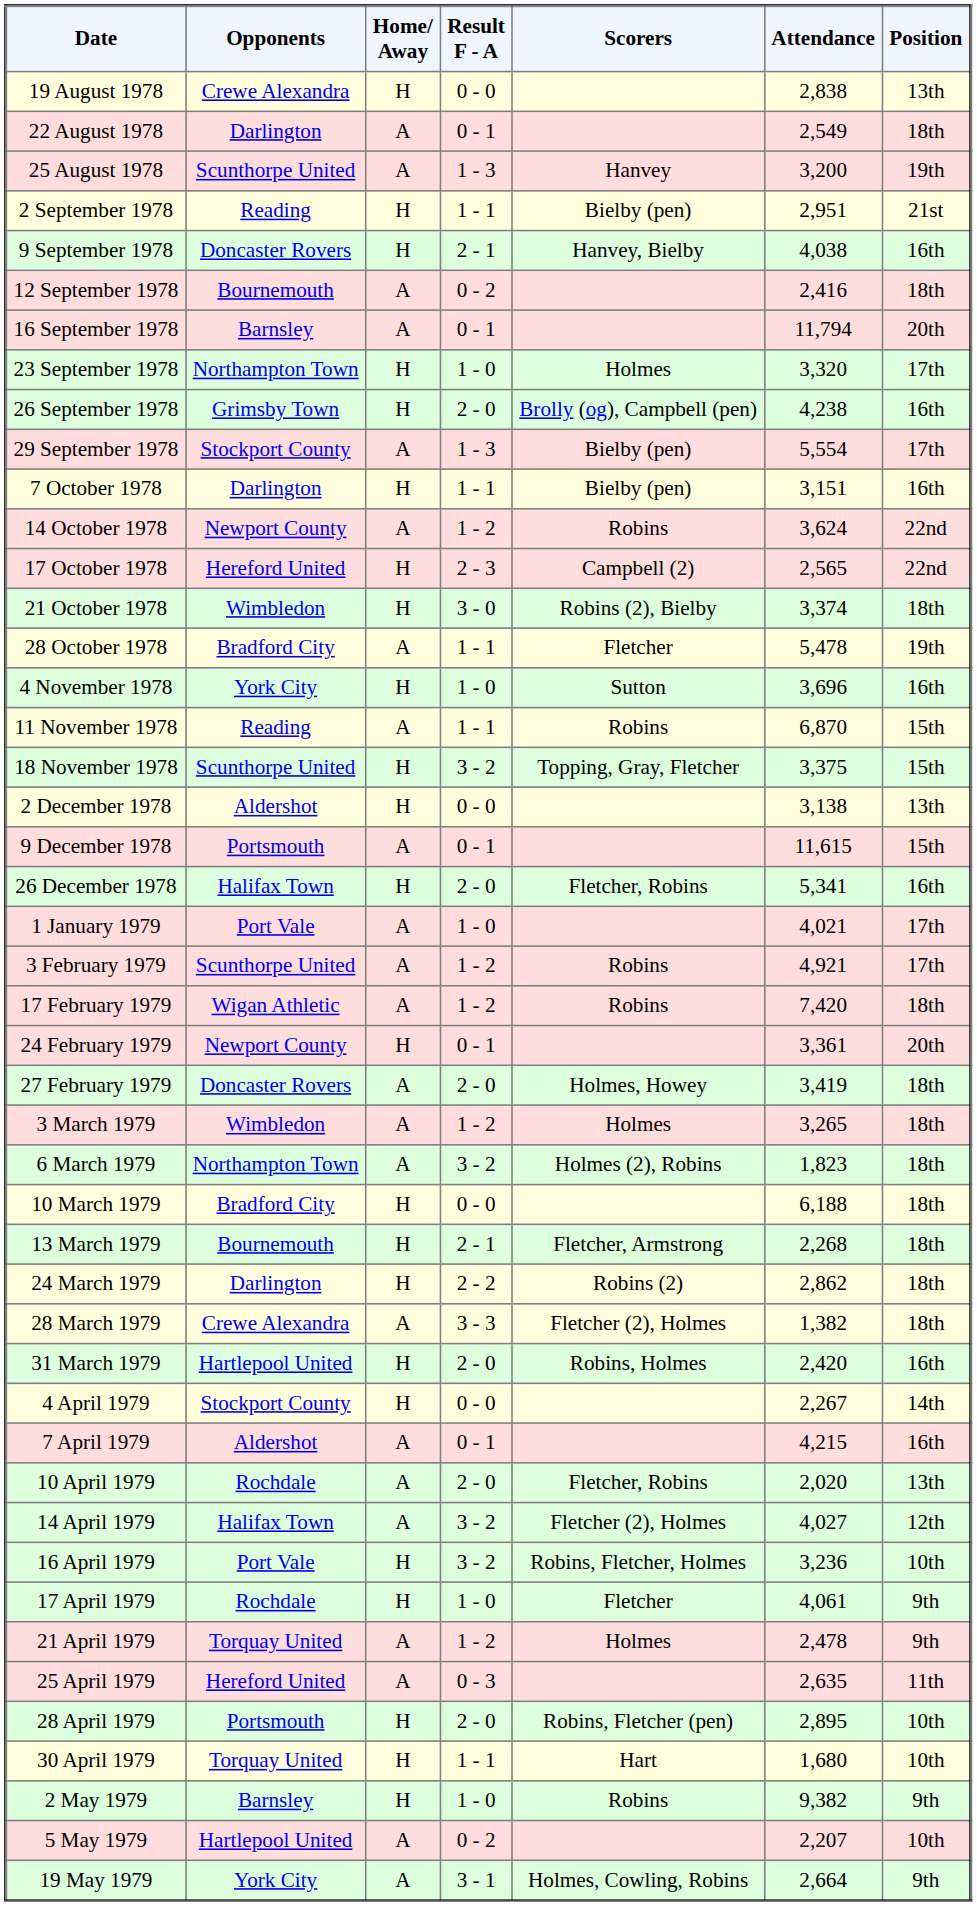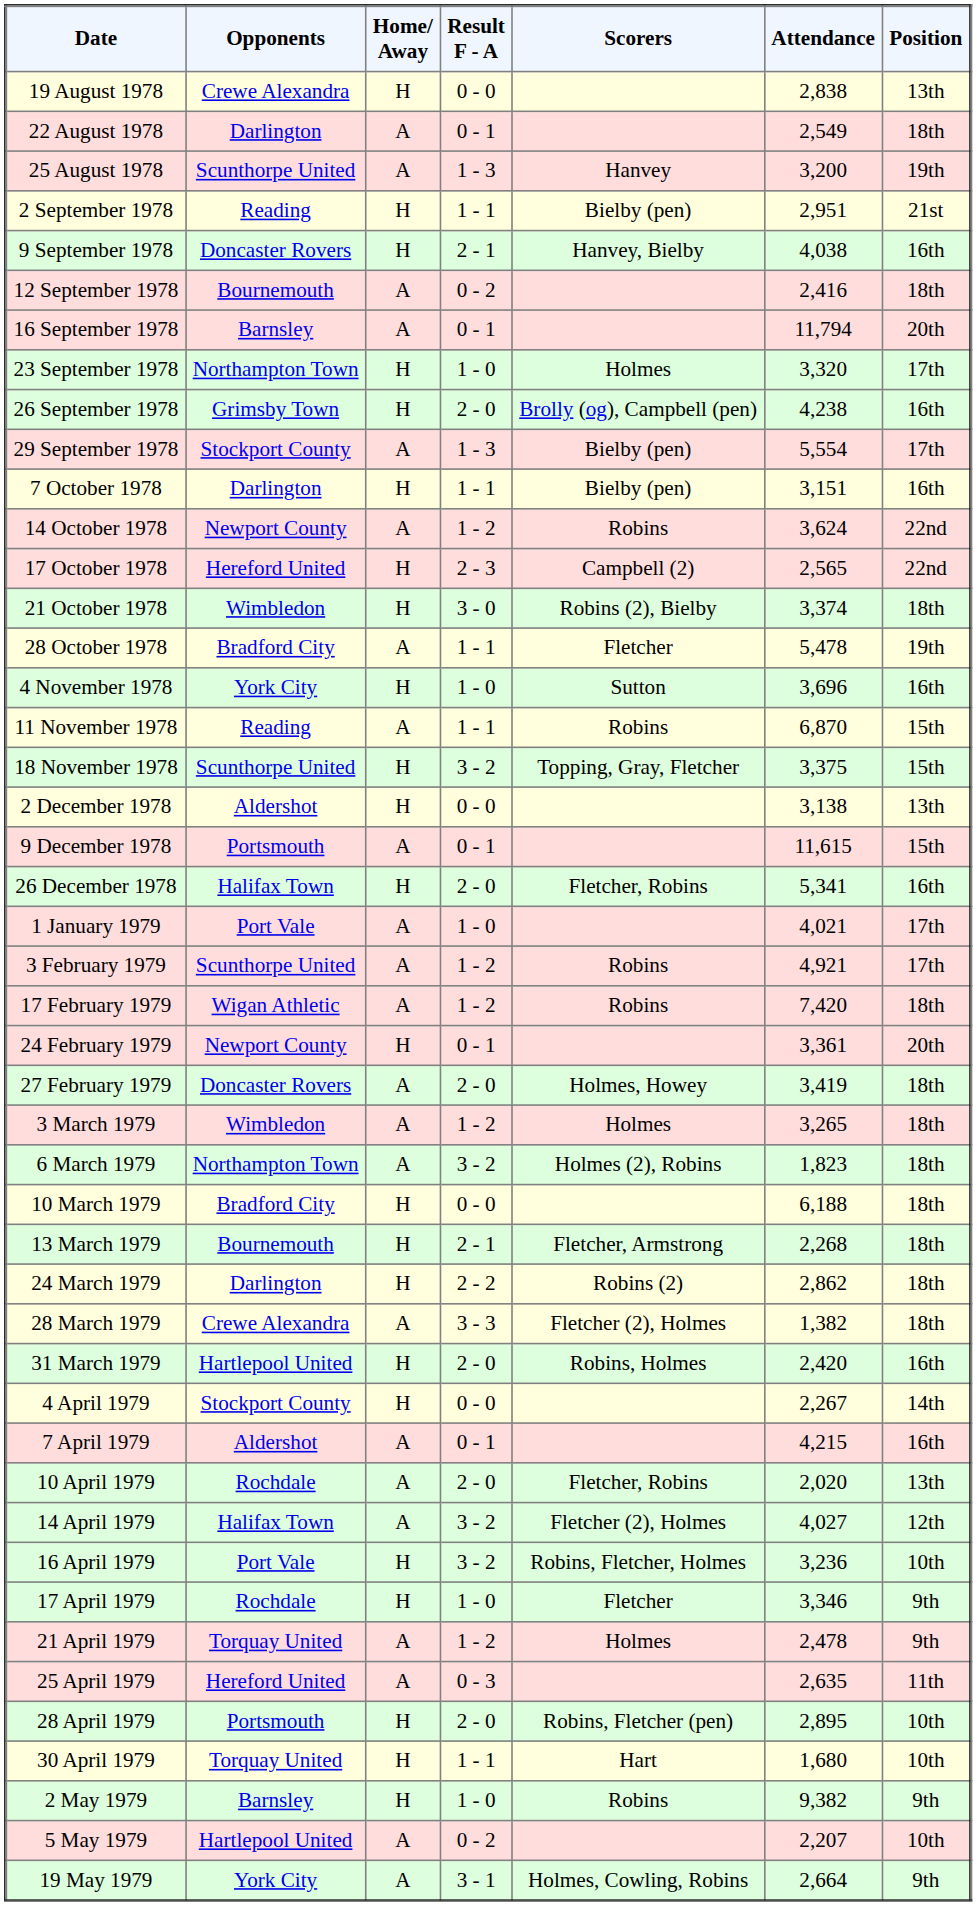(823, 1601) 4,061 -> (823, 1601) 3,346
